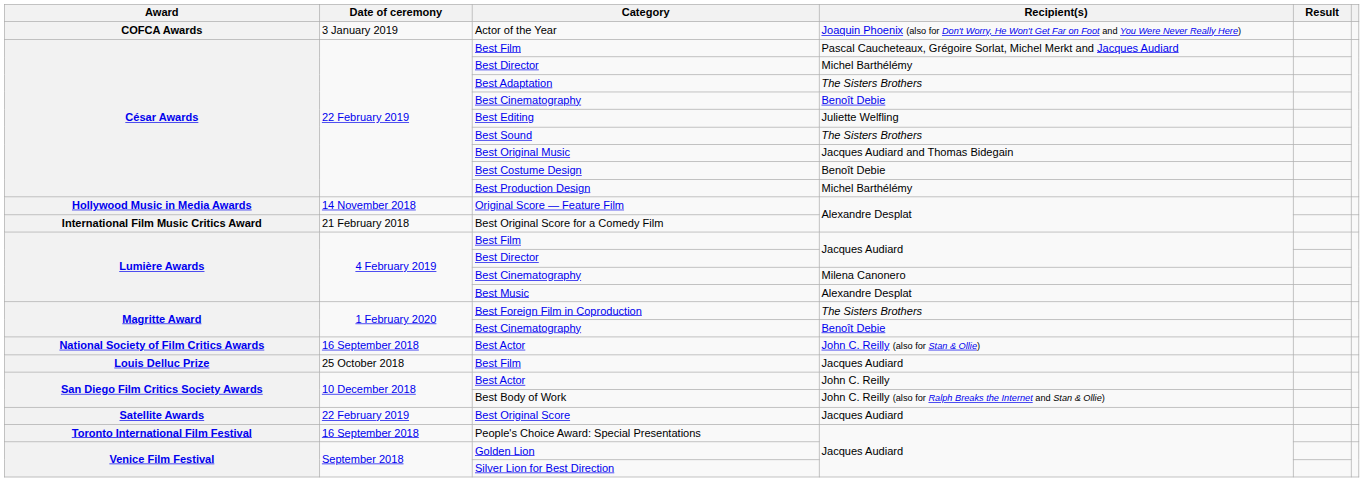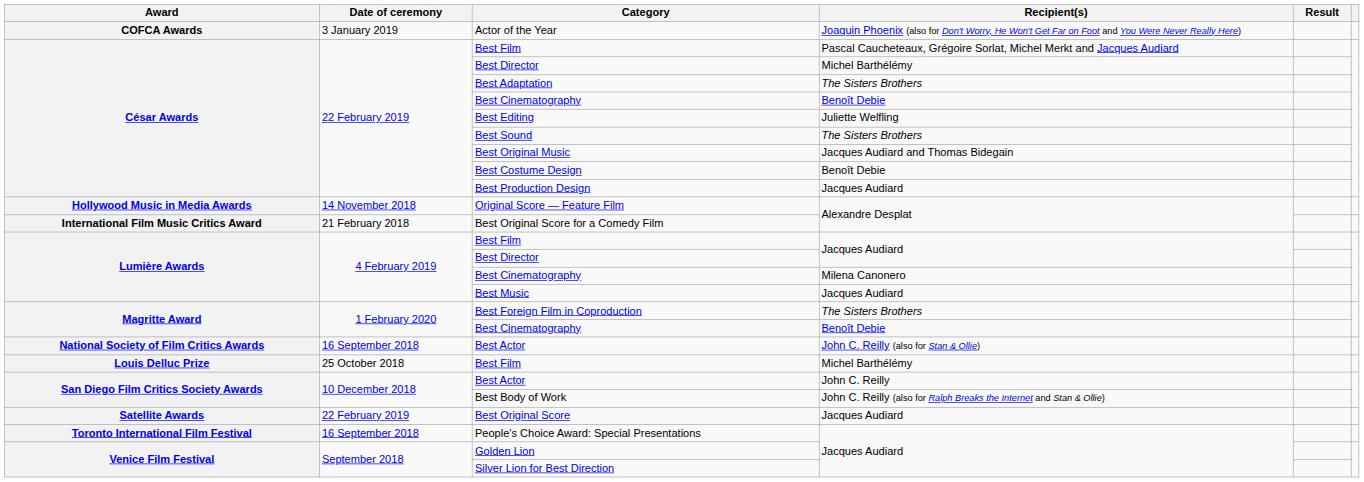(867, 188) Michel Barthélémy -> (862, 188) Jacques Audiard
(867, 293) Alexandre Desplat -> (862, 293) Jacques Audiard
(862, 363) Jacques Audiard -> (867, 363) Michel Barthélémy
